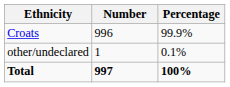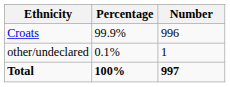columns swapped: (125, 14) <-> (191, 14)
